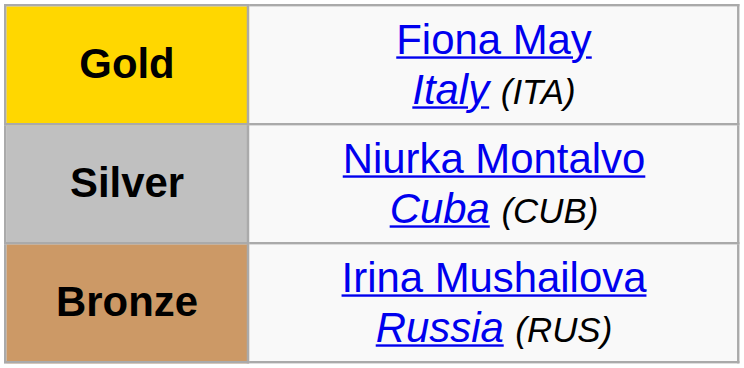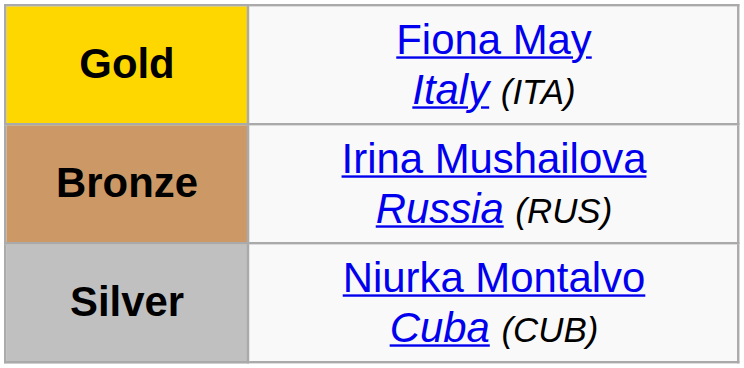rows swapped: (127, 182) <-> (127, 301)
